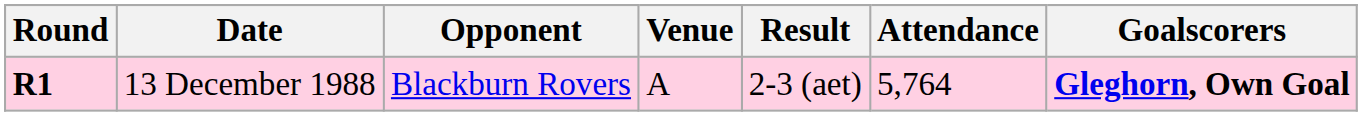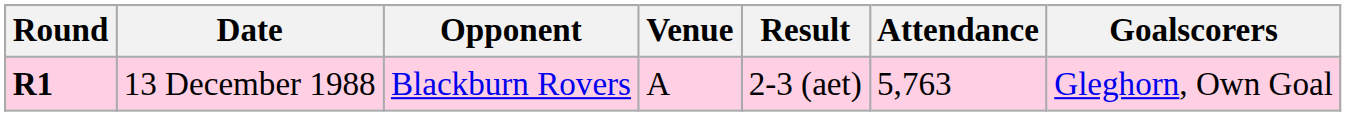(914, 83) 5,764 -> (914, 83) 5,763
(1202, 83) bold -> (1194, 83) normal
